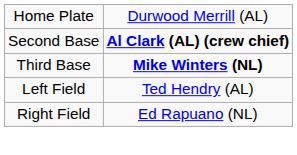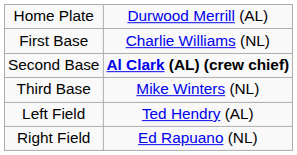+ row: (54, 41)
(198, 65) bold -> (198, 89) normal
